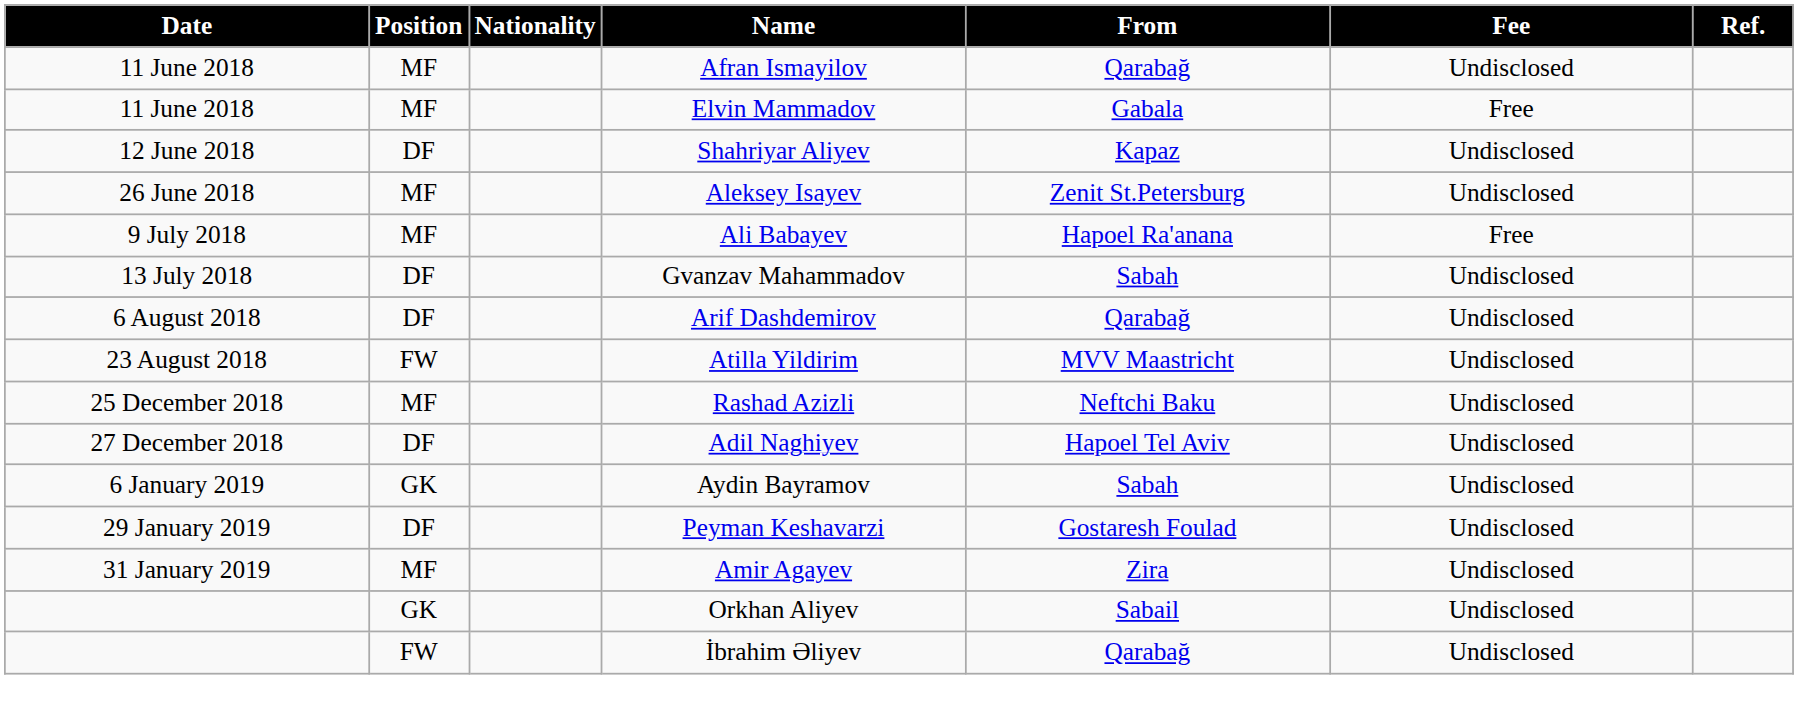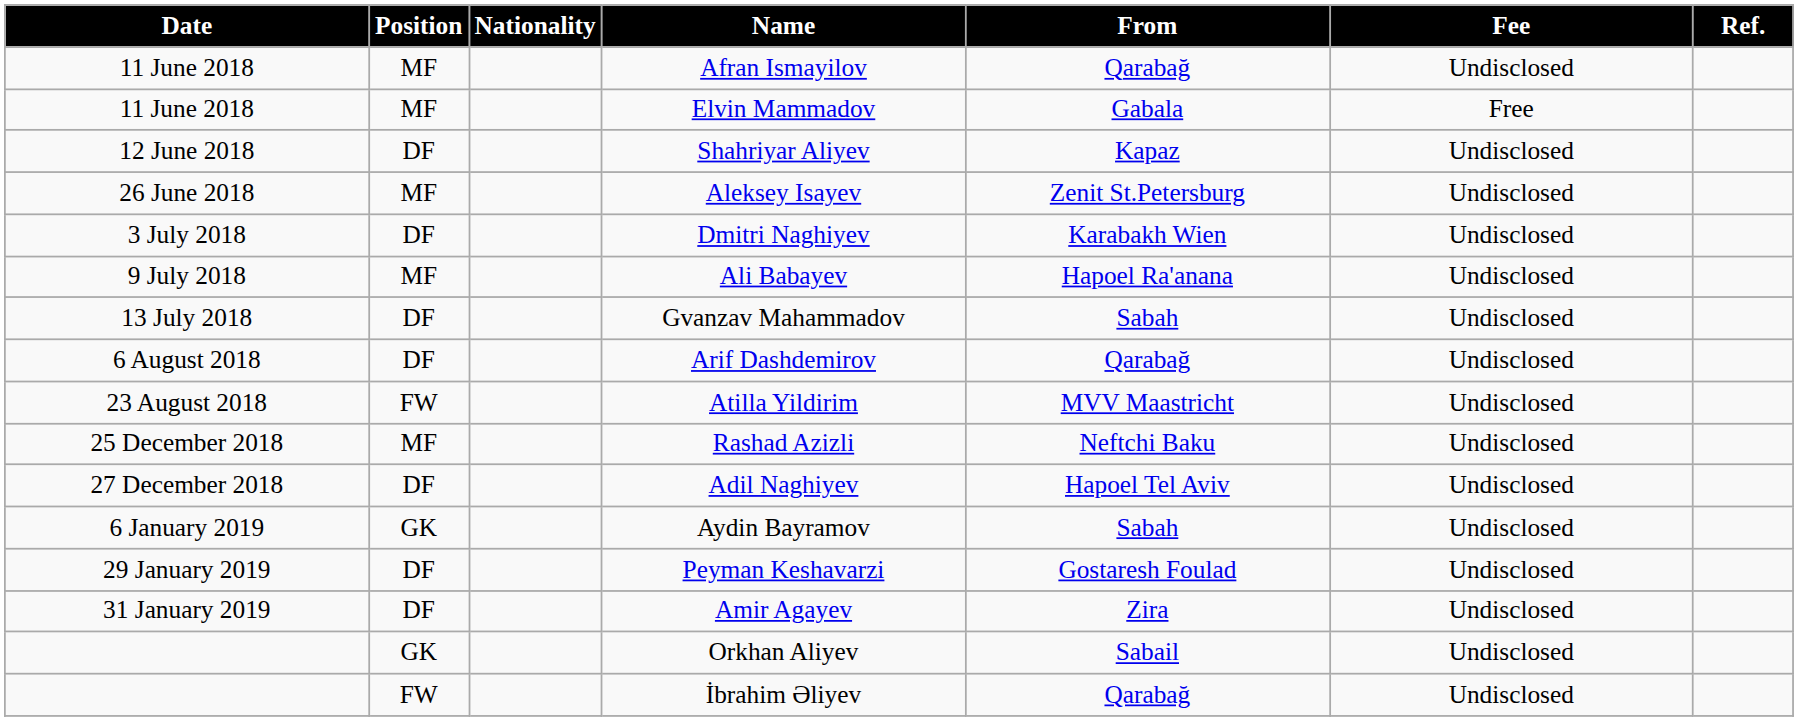+ row: (783, 234)
(1511, 234) Free -> (1511, 276) Undisclosed
(419, 569) MF -> (419, 610) DF
